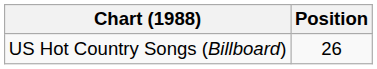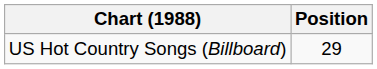(332, 48) 26 -> (332, 48) 29
